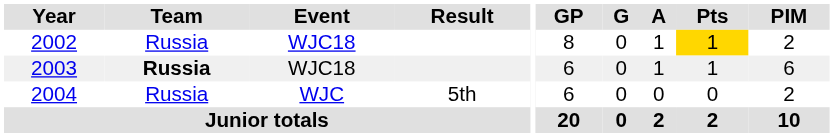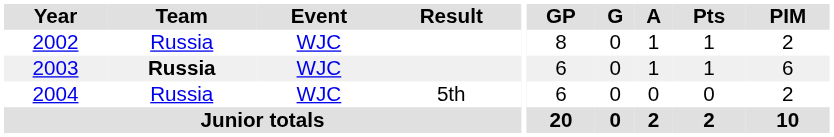(322, 42) WJC18 -> (319, 42) WJC
(713, 42) gold background -> (709, 42) no background
(322, 68) WJC18 -> (319, 68) WJC
